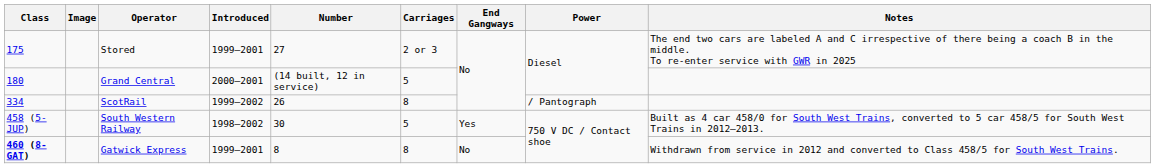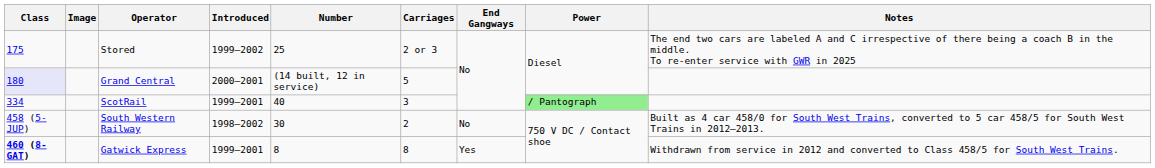(237, 49) 1999–2001 -> (237, 49) 1999–2002
(279, 49) 27 -> (279, 49) 25
(15, 81) no background -> (15, 81) lavender background
(237, 102) 1999–2002 -> (237, 102) 1999–2001
(279, 102) 26 -> (279, 102) 40
(406, 102) 8 -> (406, 102) 3
(562, 102) no background -> (562, 102) lightgreen background
(406, 123) 5 -> (406, 123) 2
(467, 123) Yes -> (465, 123) No
(465, 150) No -> (467, 150) Yes
